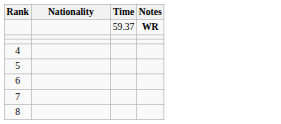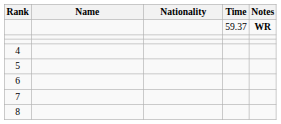+ column: (87, 12)
